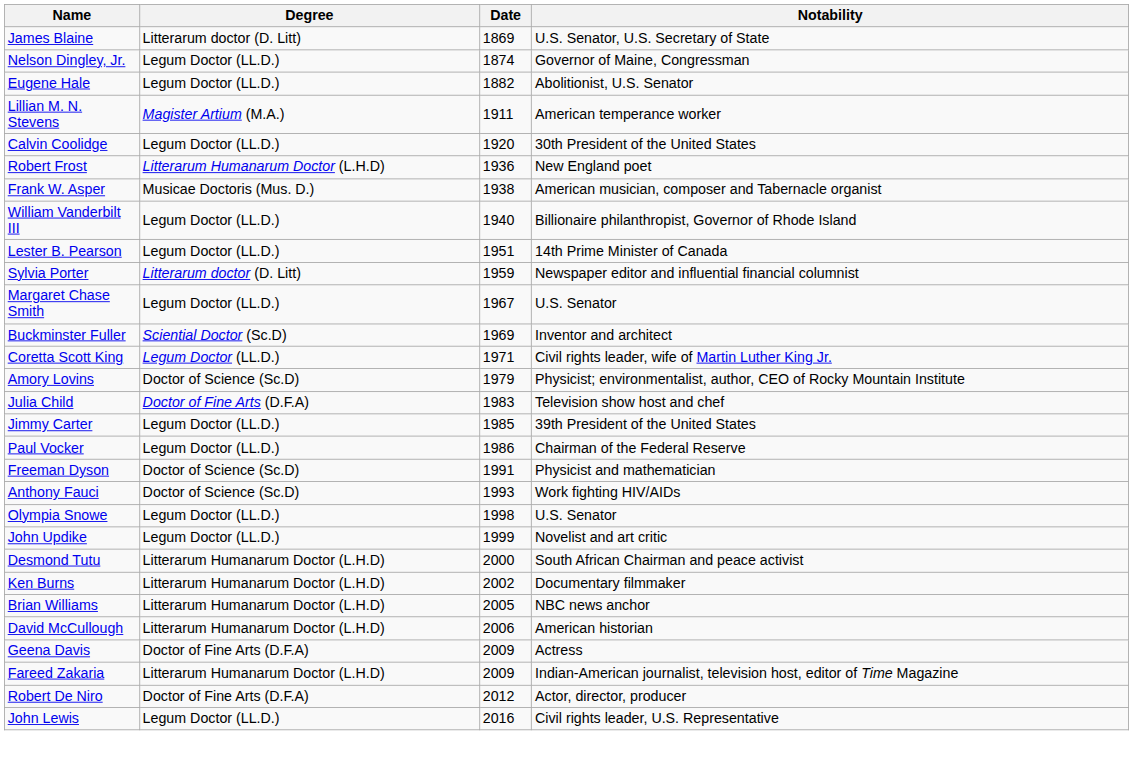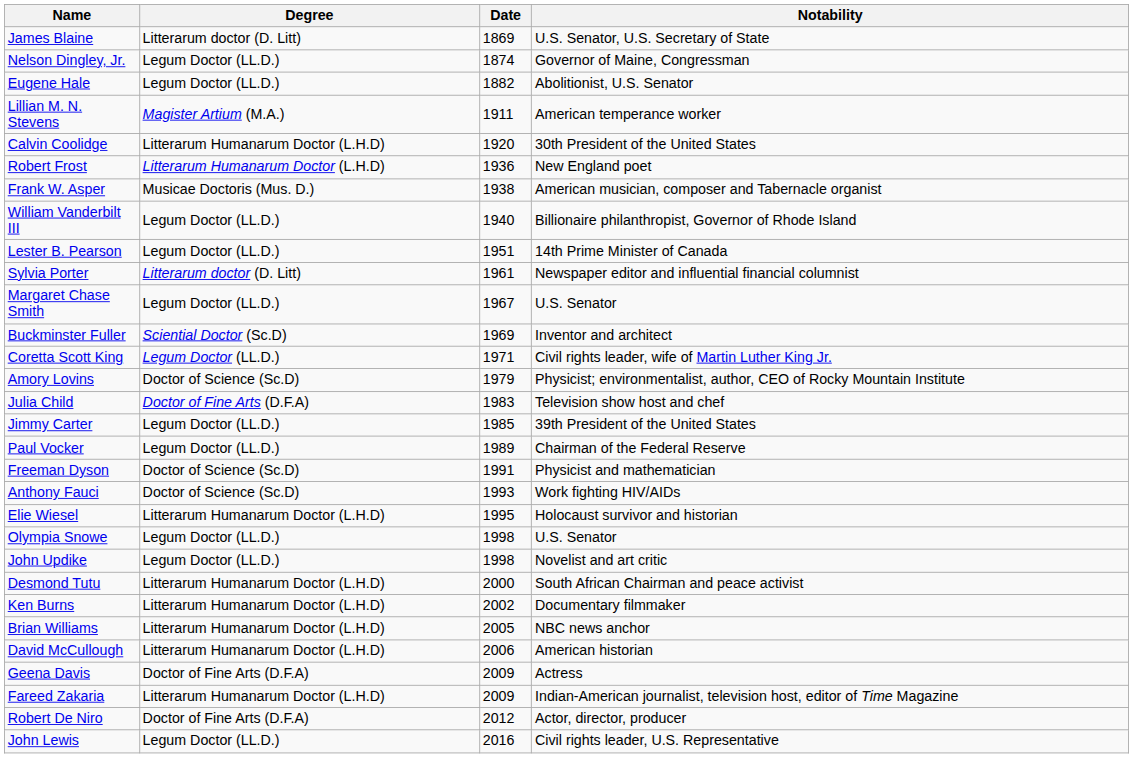(211, 144) Legum Doctor (LL.D.) -> (264, 144) Litterarum Humanarum Doctor (L.H.D)
(499, 273) 1959 -> (499, 273) 1961
(499, 447) 1986 -> (499, 447) 1989
+ row: (43, 515)
(499, 538) 1999 -> (499, 560) 1998
